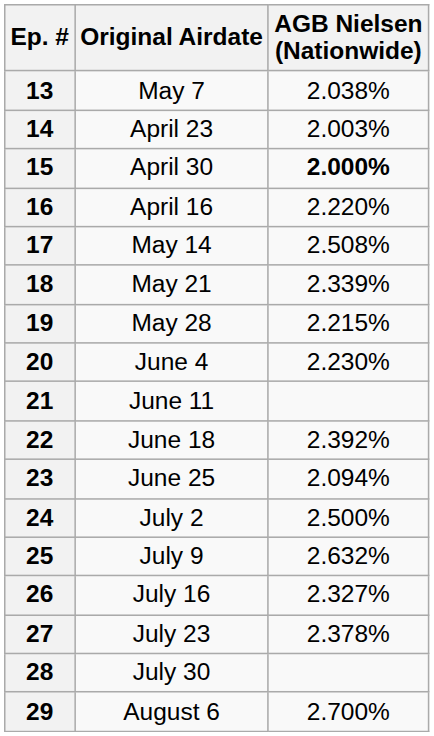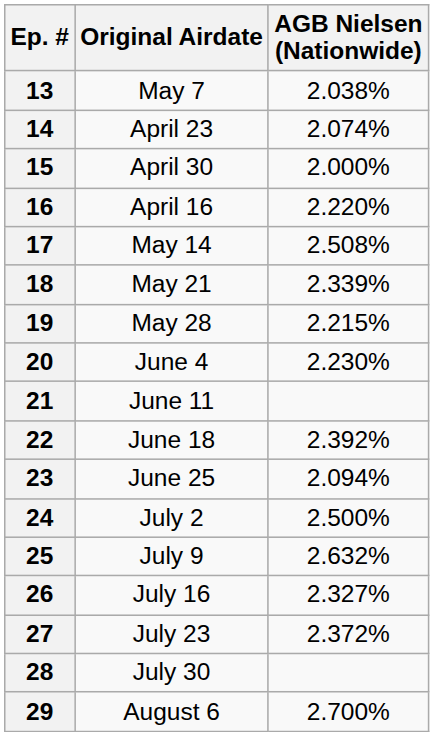(348, 129) 2.003% -> (348, 129) 2.074%
(348, 167) bold -> (348, 167) normal
(348, 633) 2.378% -> (348, 633) 2.372%
